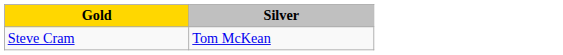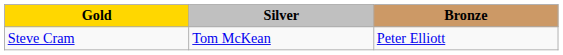+ column: (466, 15)
